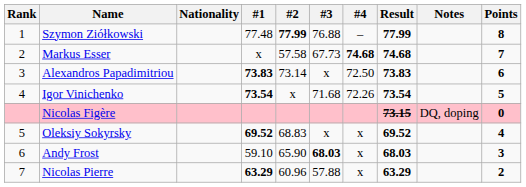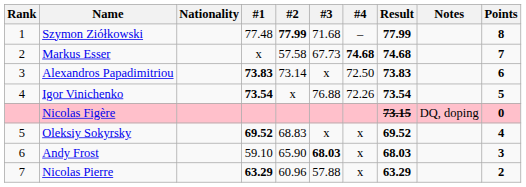(326, 34) 76.88 -> (326, 34) 71.68
(326, 93) 71.68 -> (326, 93) 76.88
